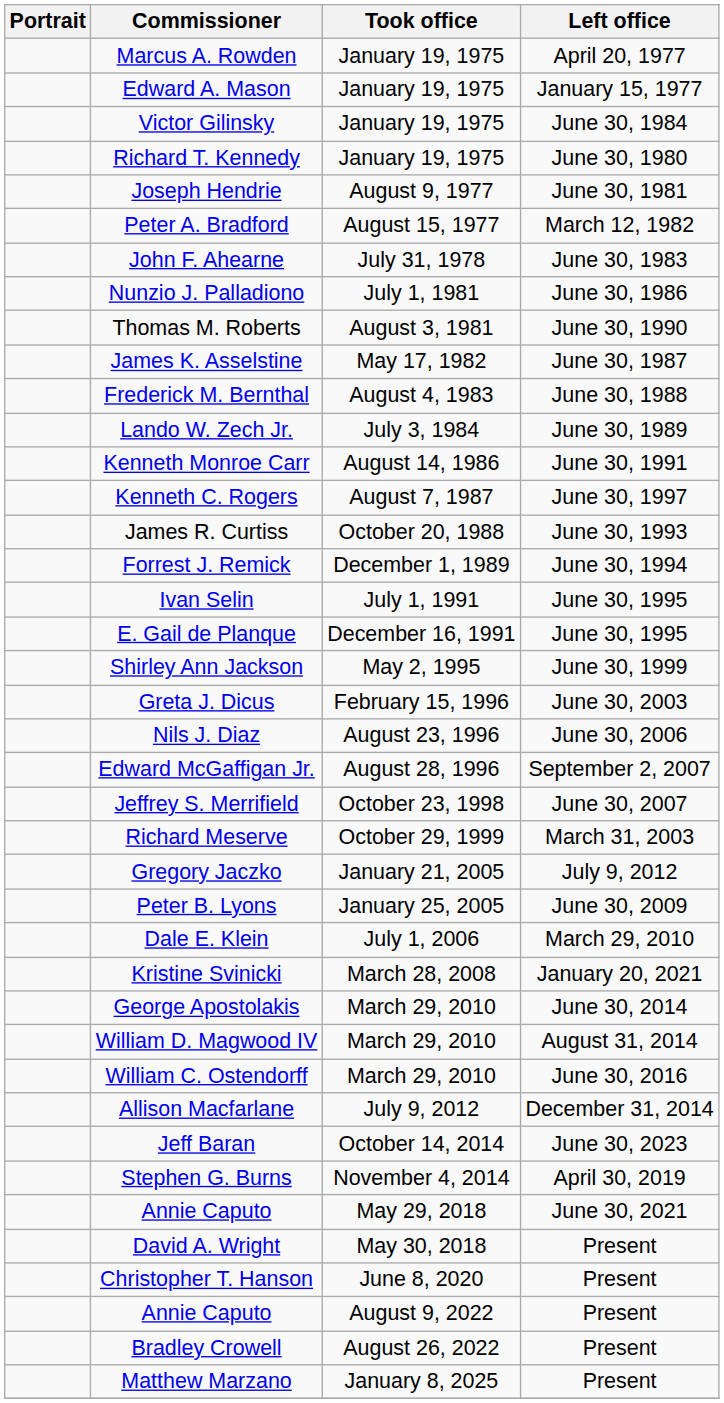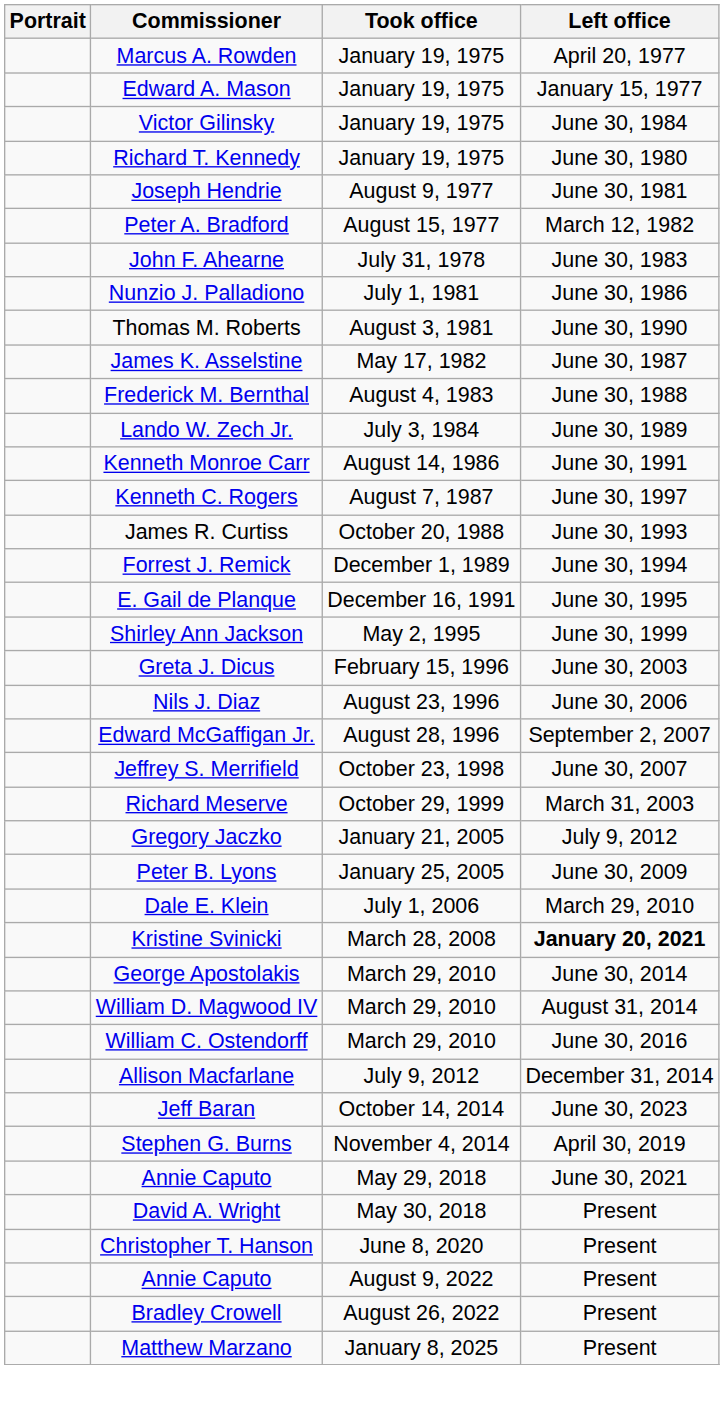- row: (207, 599)
(620, 973) normal -> (620, 939) bold
